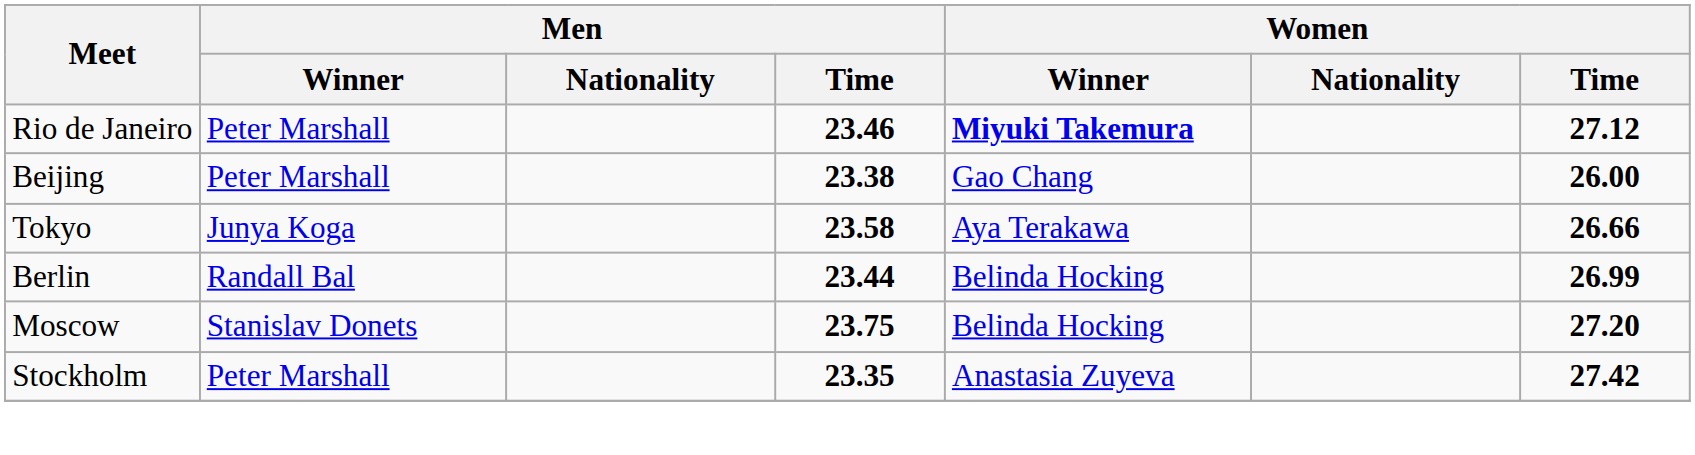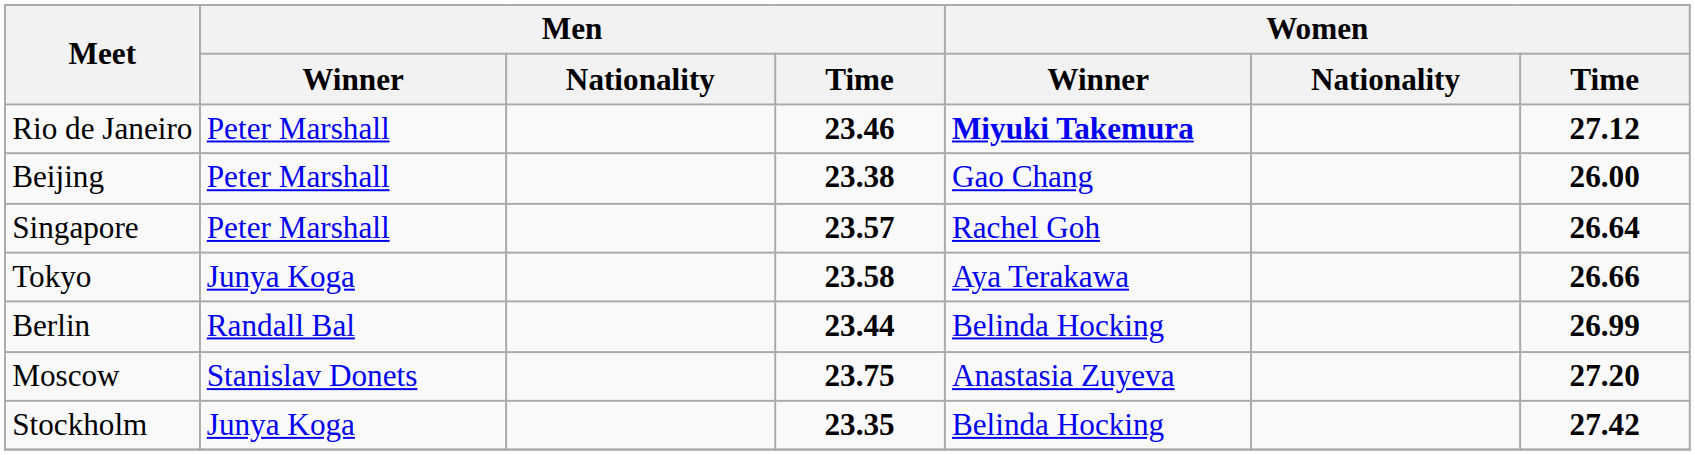+ row: (75, 227)
(1058, 326) Belinda Hocking -> (1063, 375) Anastasia Zuyeva
(298, 375) Peter Marshall -> (281, 425) Junya Koga
(1063, 375) Anastasia Zuyeva -> (1058, 425) Belinda Hocking
